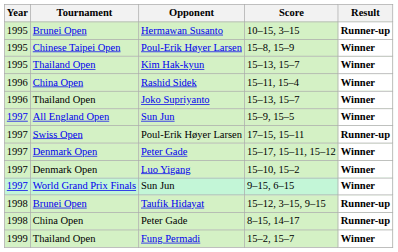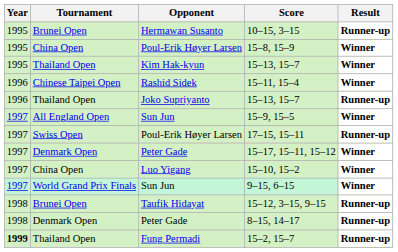(77, 48) Chinese Taipei Open -> (58, 48) China Open
(58, 82) China Open -> (77, 82) Chinese Taipei Open
(358, 100) Winner -> (365, 100) Runner-up
(65, 169) Denmark Open -> (58, 169) China Open
(58, 221) China Open -> (65, 221) Denmark Open
(17, 238) normal -> (17, 238) bold
(358, 238) Winner -> (365, 238) Runner-up
